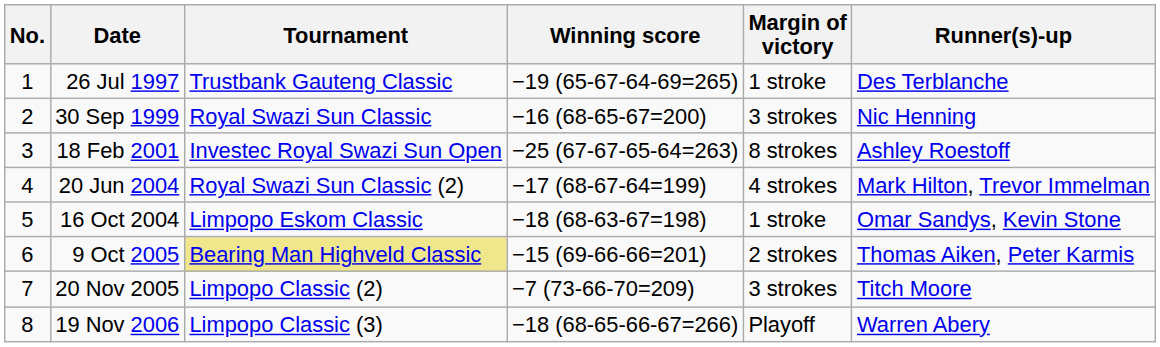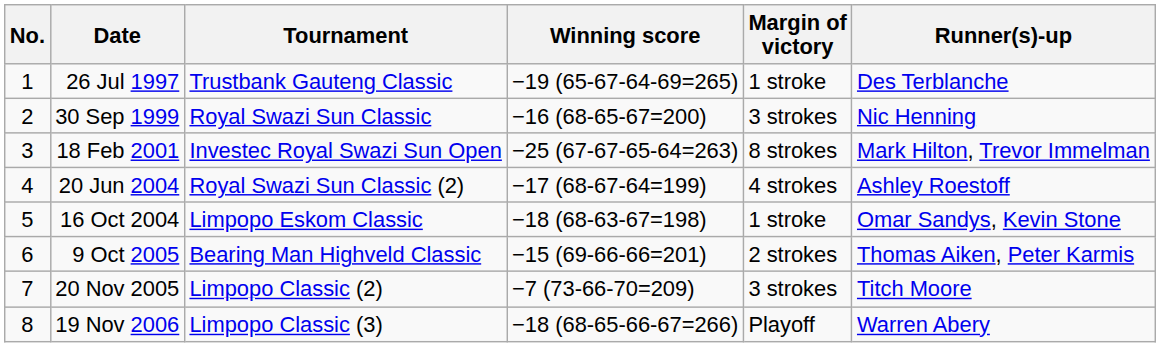(933, 151) Ashley Roestoff -> (1003, 151) Mark Hilton, Trevor Immelman
(1003, 185) Mark Hilton, Trevor Immelman -> (933, 185) Ashley Roestoff
(335, 255) khaki background -> (335, 255) no background
